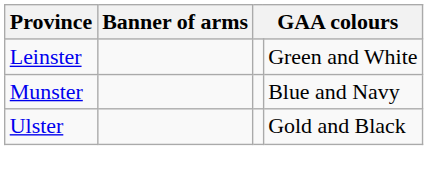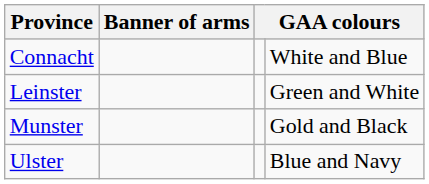+ row: (52, 56)
(334, 91) Blue and Navy -> (339, 126) Gold and Black
(337, 126) Gold and Black -> (336, 160) Blue and Navy
